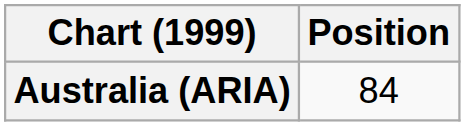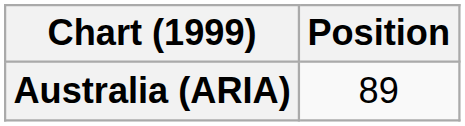(379, 90) 84 -> (379, 90) 89
